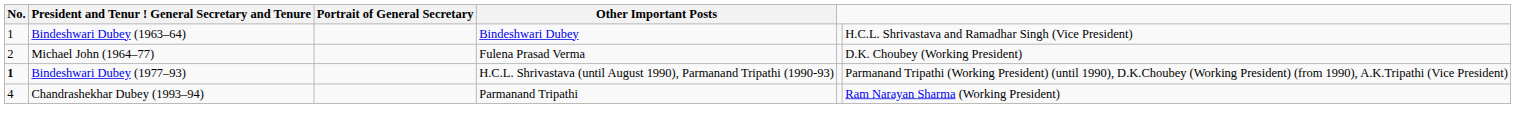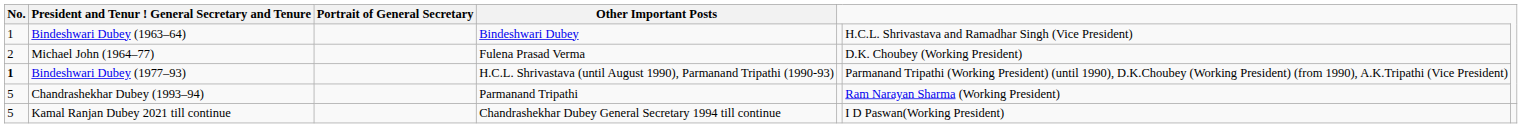(10, 93) 4 -> (10, 93) 5
+ row: (131, 113)
